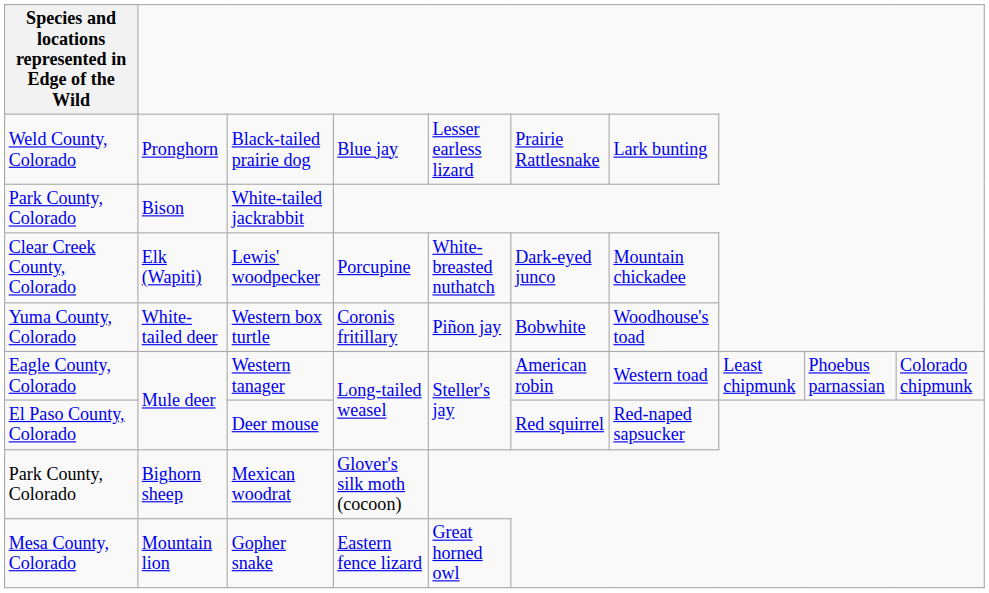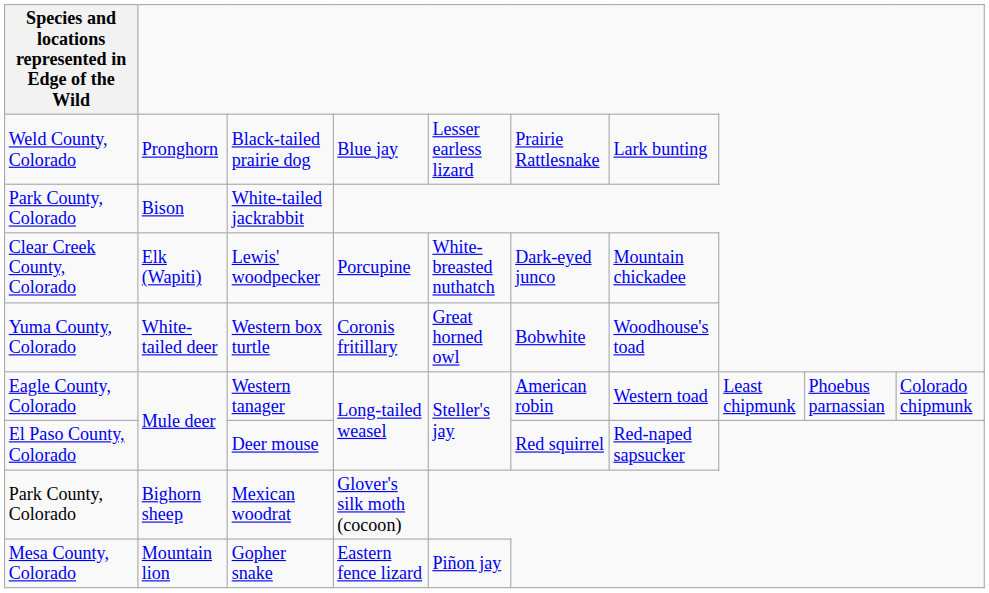(467, 326) Piñon jay -> (458, 336) Great horned owl
(458, 553) Great horned owl -> (467, 563) Piñon jay
